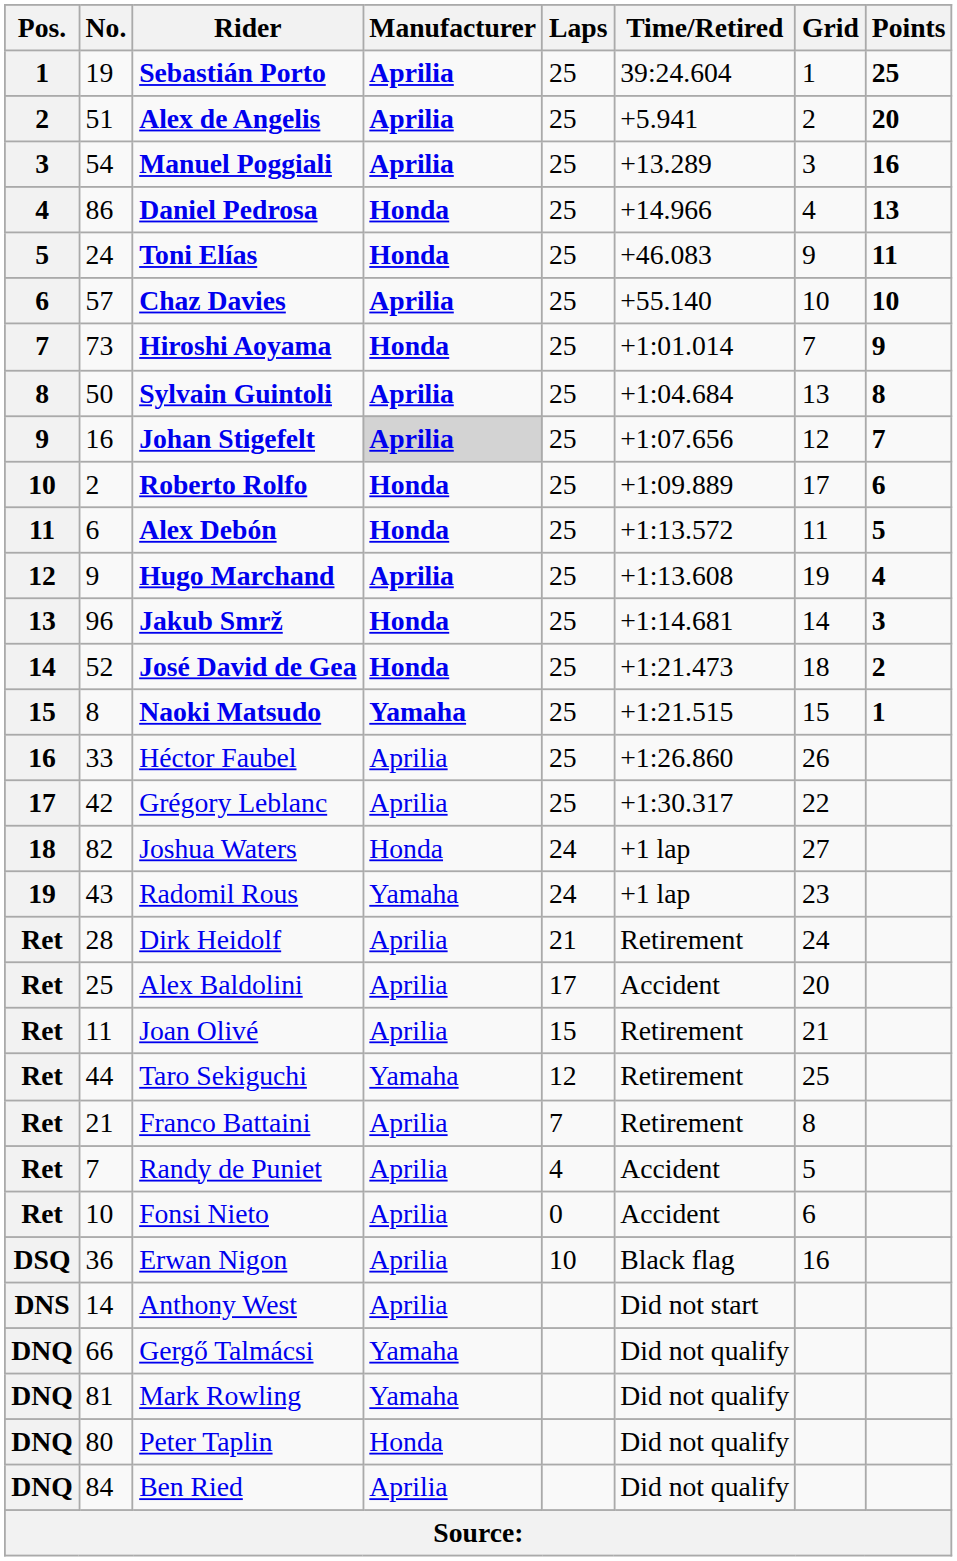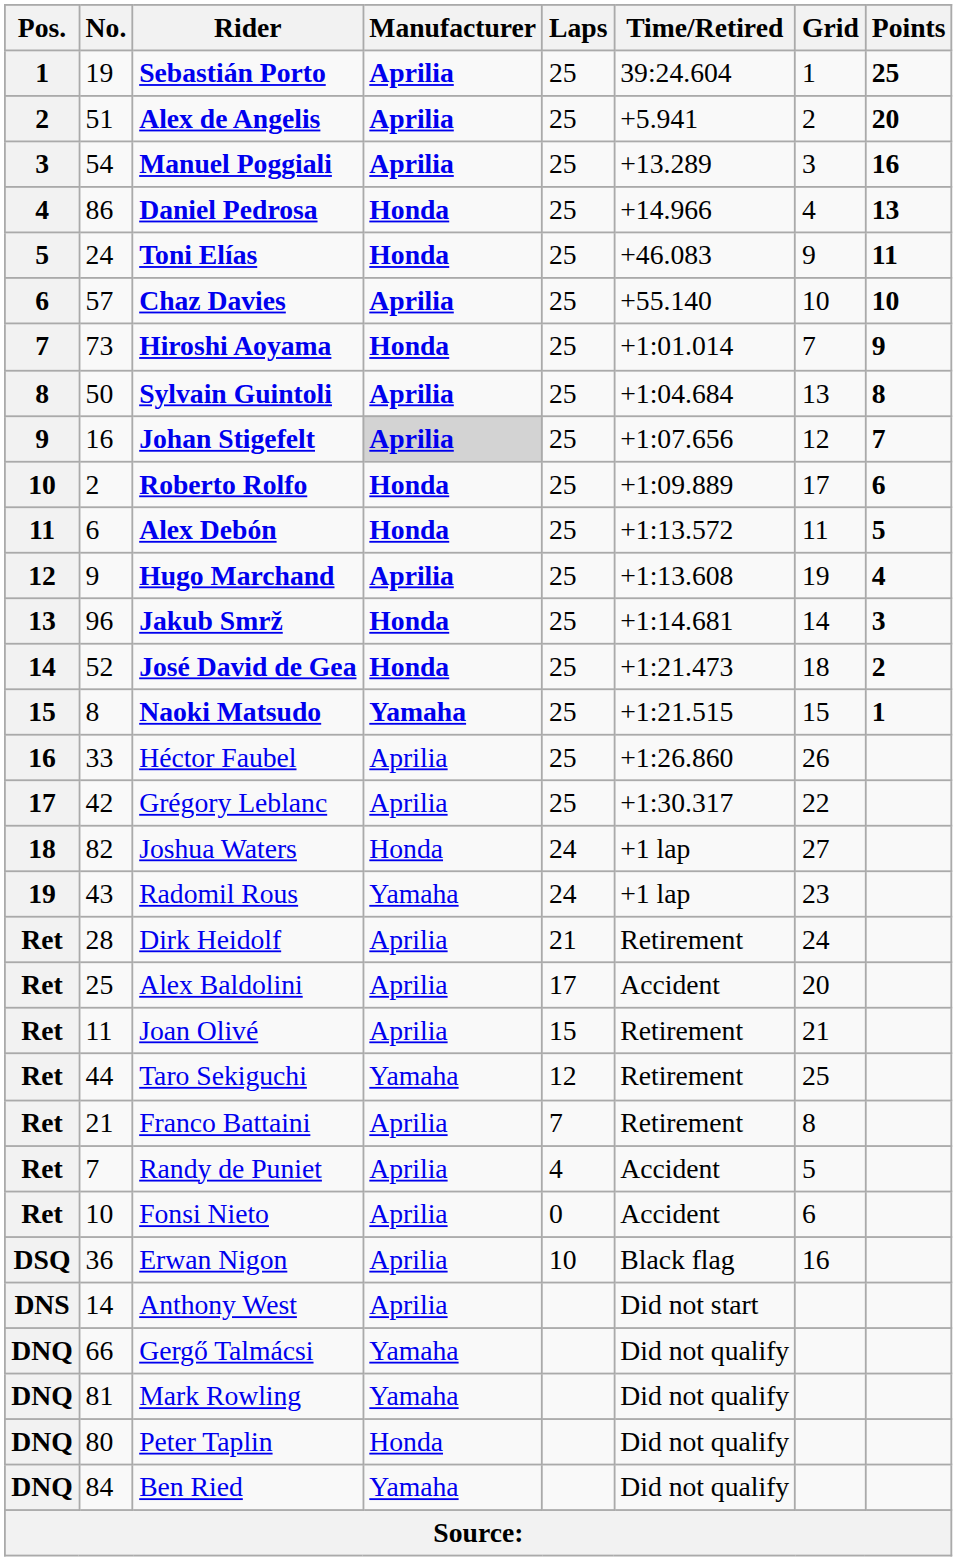(408, 1487) Aprilia -> (414, 1487) Yamaha
